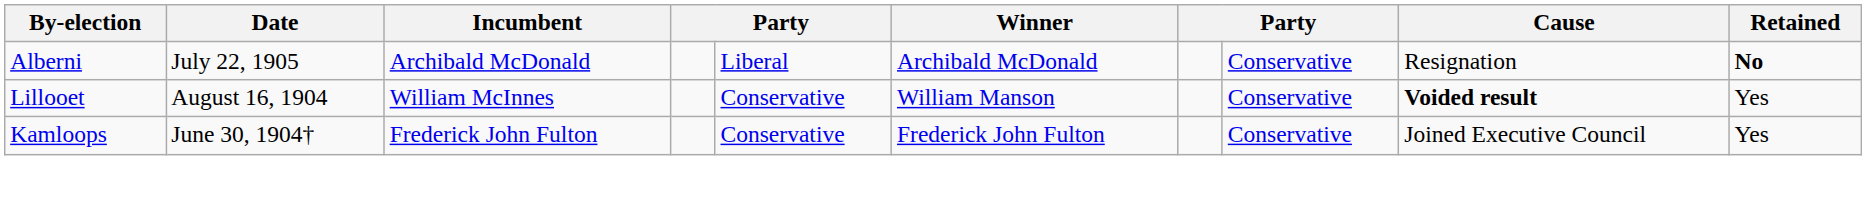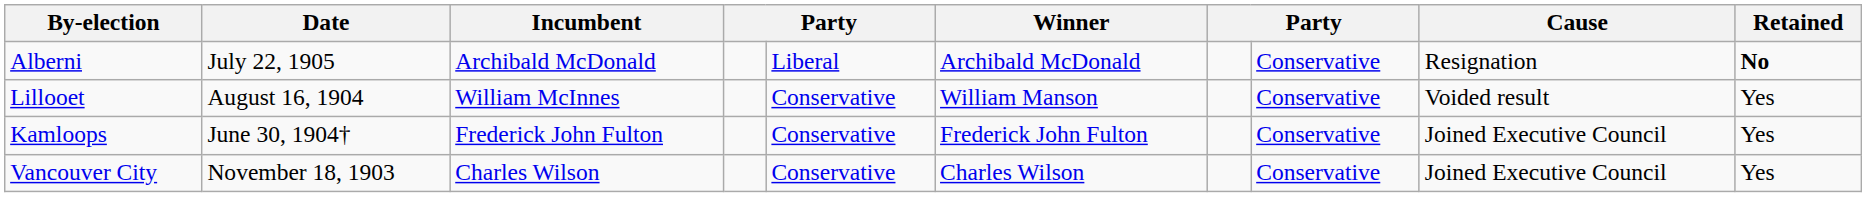(1471, 97) bold -> (1487, 97) normal
+ row: (84, 172)
